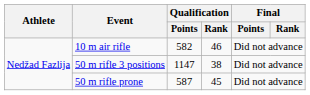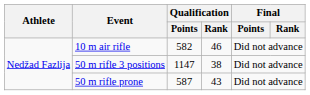(216, 81) 45 -> (216, 81) 43
